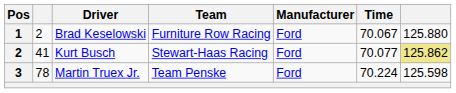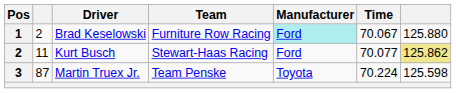(289, 34) no background -> (289, 34) paleturquoise background
(42, 53) 41 -> (42, 53) 11
(42, 73) 78 -> (42, 73) 87
(289, 73) Ford -> (294, 73) Toyota
